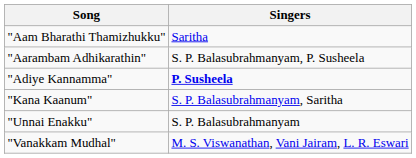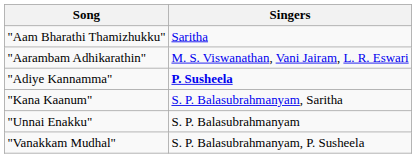(268, 57) S. P. Balasubrahmanyam, P. Susheela -> (290, 57) M. S. Viswanathan, Vani Jairam, L. R. Eswari
(290, 143) M. S. Viswanathan, Vani Jairam, L. R. Eswari -> (268, 143) S. P. Balasubrahmanyam, P. Susheela
